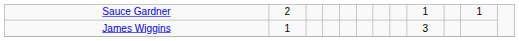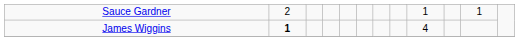(287, 28) normal -> (287, 28) bold
(425, 28) 3 -> (425, 28) 4
